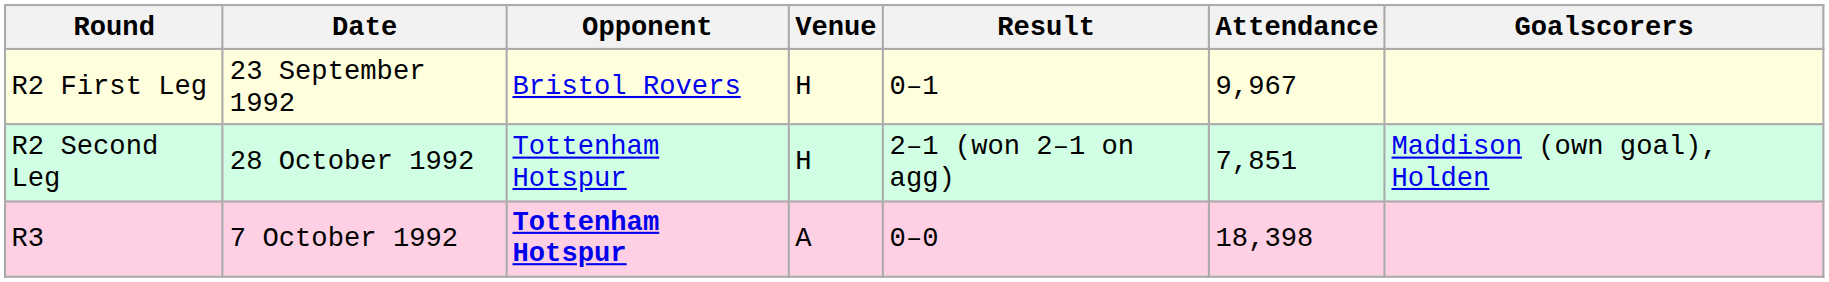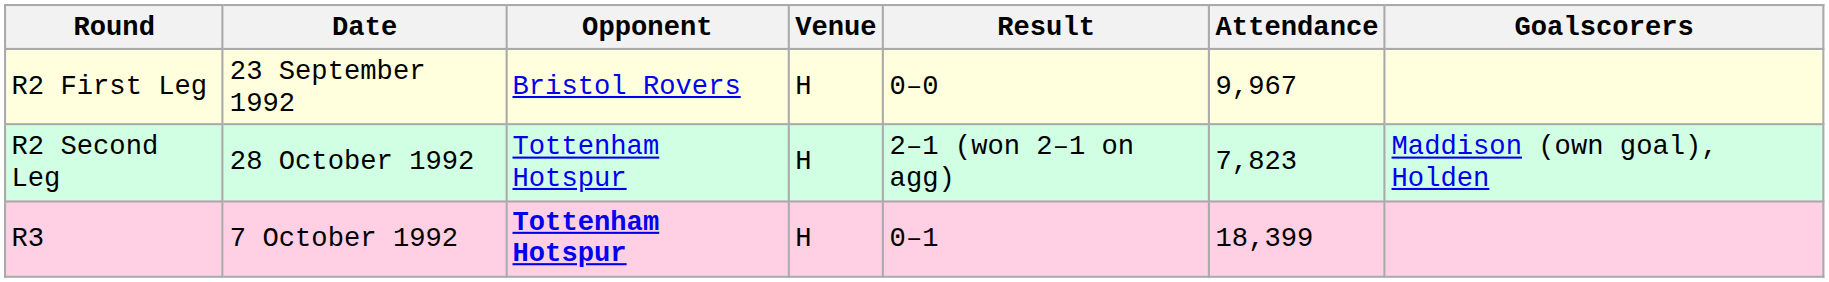(914, 87) 0–1 -> (914, 87) 0–0
(1256, 163) 7,851 -> (1256, 163) 7,823
(803, 238) A -> (803, 238) H
(914, 238) 0–0 -> (914, 238) 0–1
(1264, 238) 18,398 -> (1264, 238) 18,399
